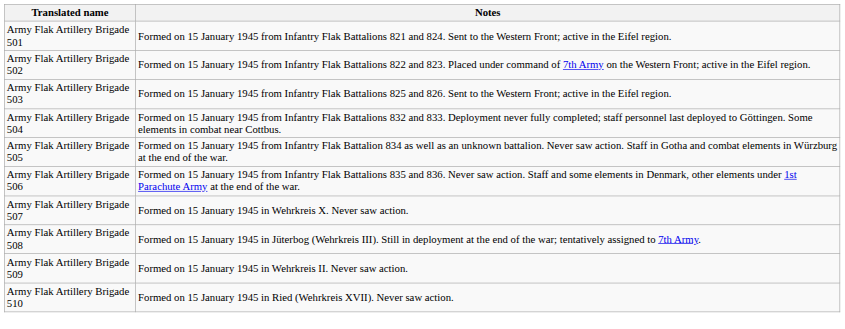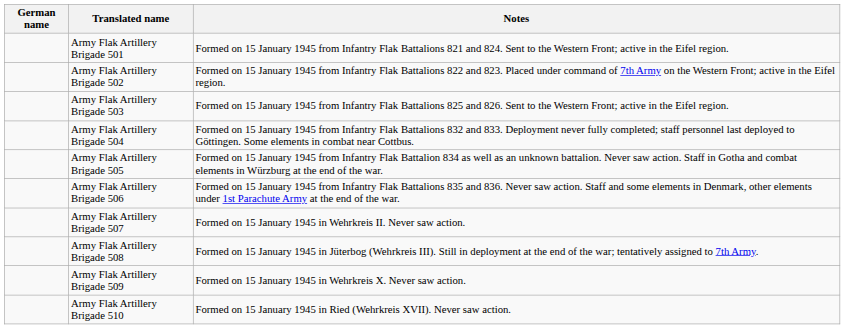+ column: (36, 19)
(273, 210) Formed on 15 January 1945 in Wehrkreis X. Never saw action. -> (330, 222) Formed on 15 January 1945 in Wehrkreis II. Never saw action.
(273, 268) Formed on 15 January 1945 in Wehrkreis II. Never saw action. -> (331, 280) Formed on 15 January 1945 in Wehrkreis X. Never saw action.
